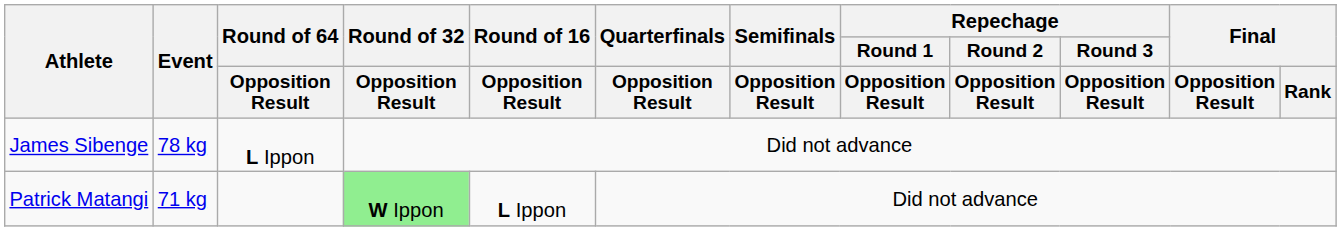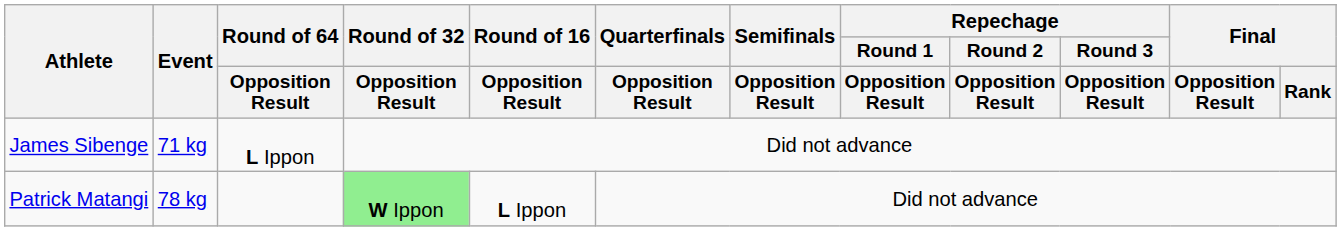(182, 145) 78 kg -> (182, 145) 71 kg
(182, 199) 71 kg -> (182, 199) 78 kg
